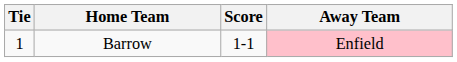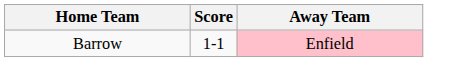- column: (19, 17)
